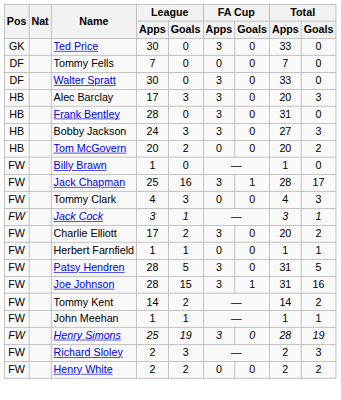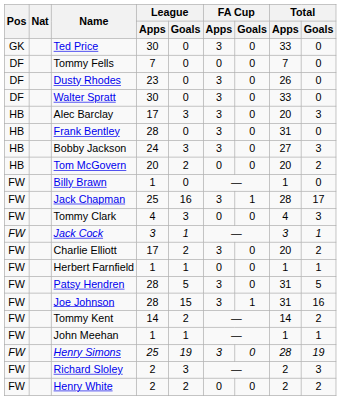+ row: (87, 81)
